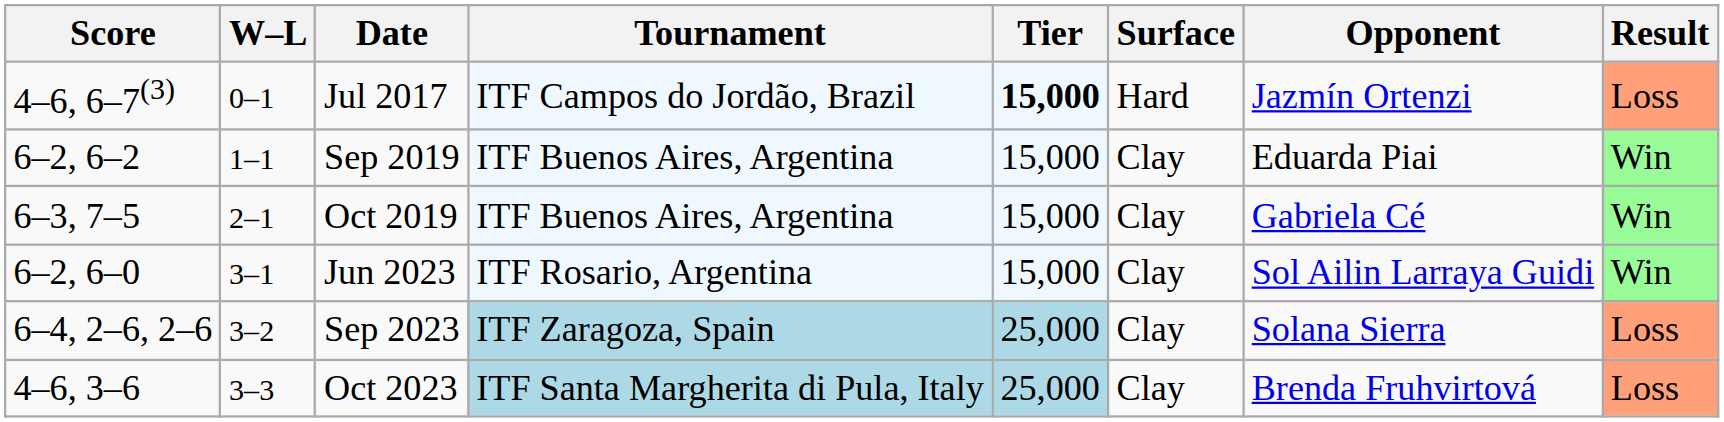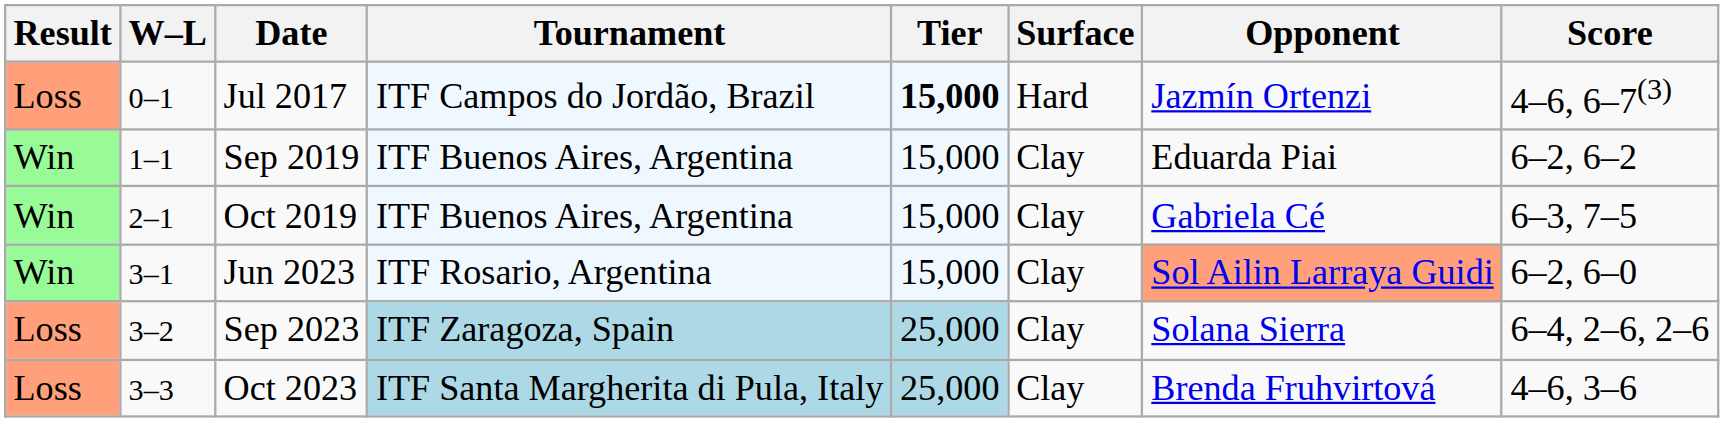columns swapped: (1660, 33) <-> (113, 33)
(1423, 272) no background -> (1323, 272) lightsalmon background
